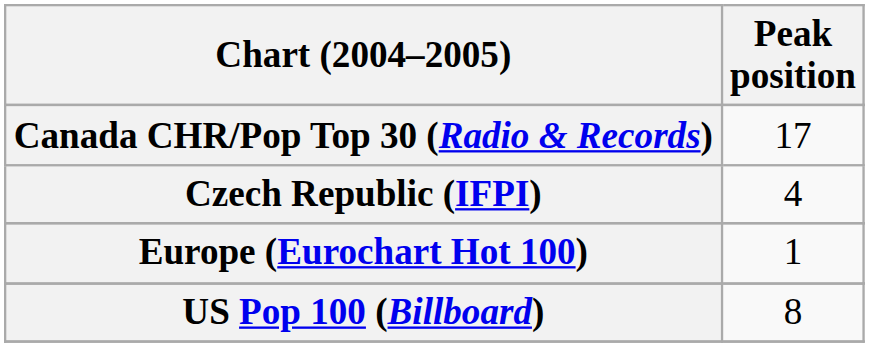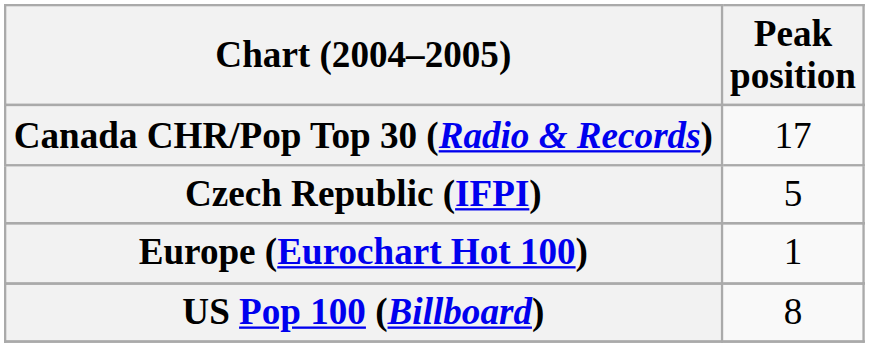(793, 193) 4 -> (793, 193) 5
